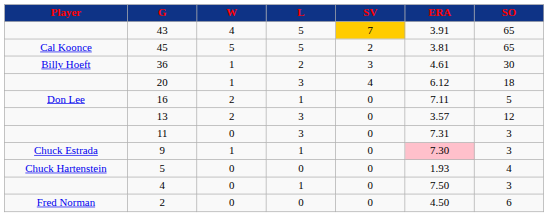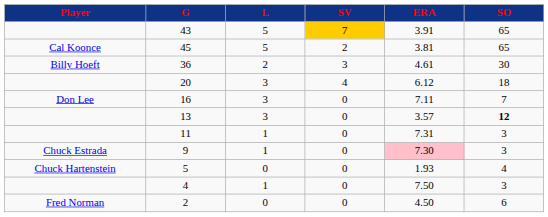- column: (232, 13)
(301, 99) 1 -> (265, 99) 3
(509, 99) 5 -> (504, 99) 7
(509, 116) normal -> (504, 116) bold
(301, 133) 3 -> (265, 133) 1
